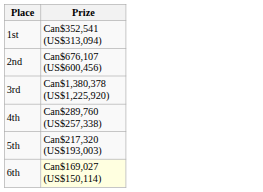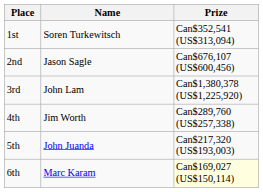+ column: (107, 12)
